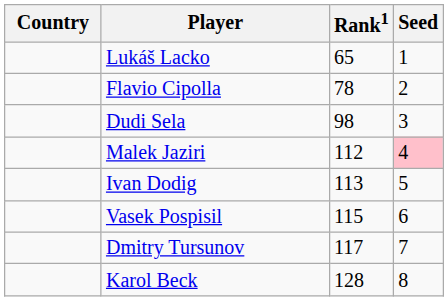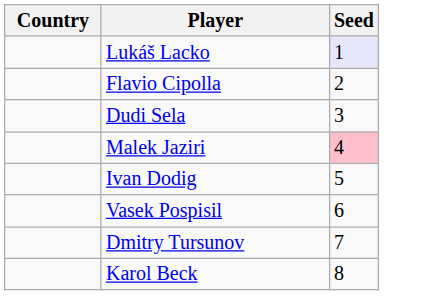- column: (361, 23)
(403, 57) no background -> (339, 52) lavender background
